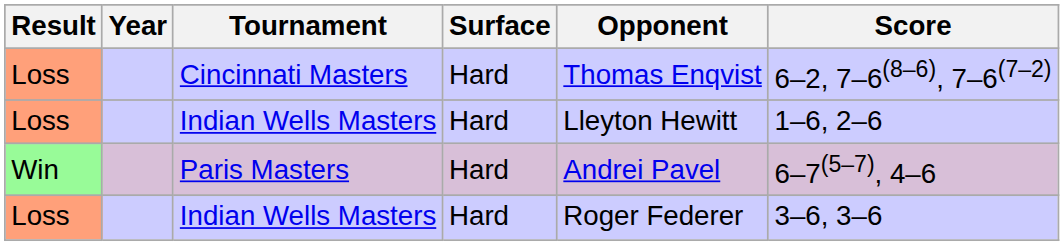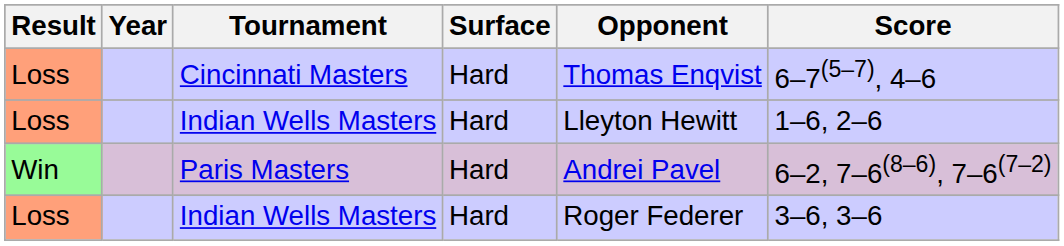(913, 74) 6–2, 7–6(8–6), 7–6(7–2) -> (855, 74) 6–7(5–7), 4–6
(855, 169) 6–7(5–7), 4–6 -> (913, 169) 6–2, 7–6(8–6), 7–6(7–2)
